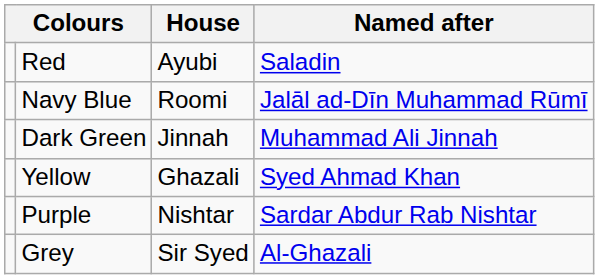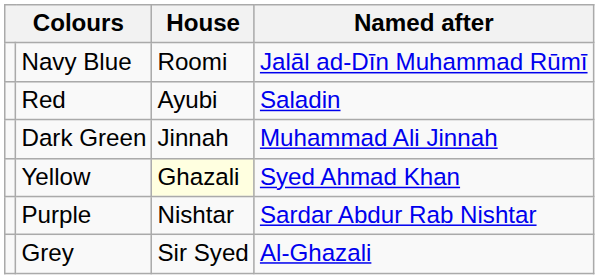rows swapped: (44, 61) <-> (77, 100)
(198, 176) no background -> (198, 176) lightyellow background
